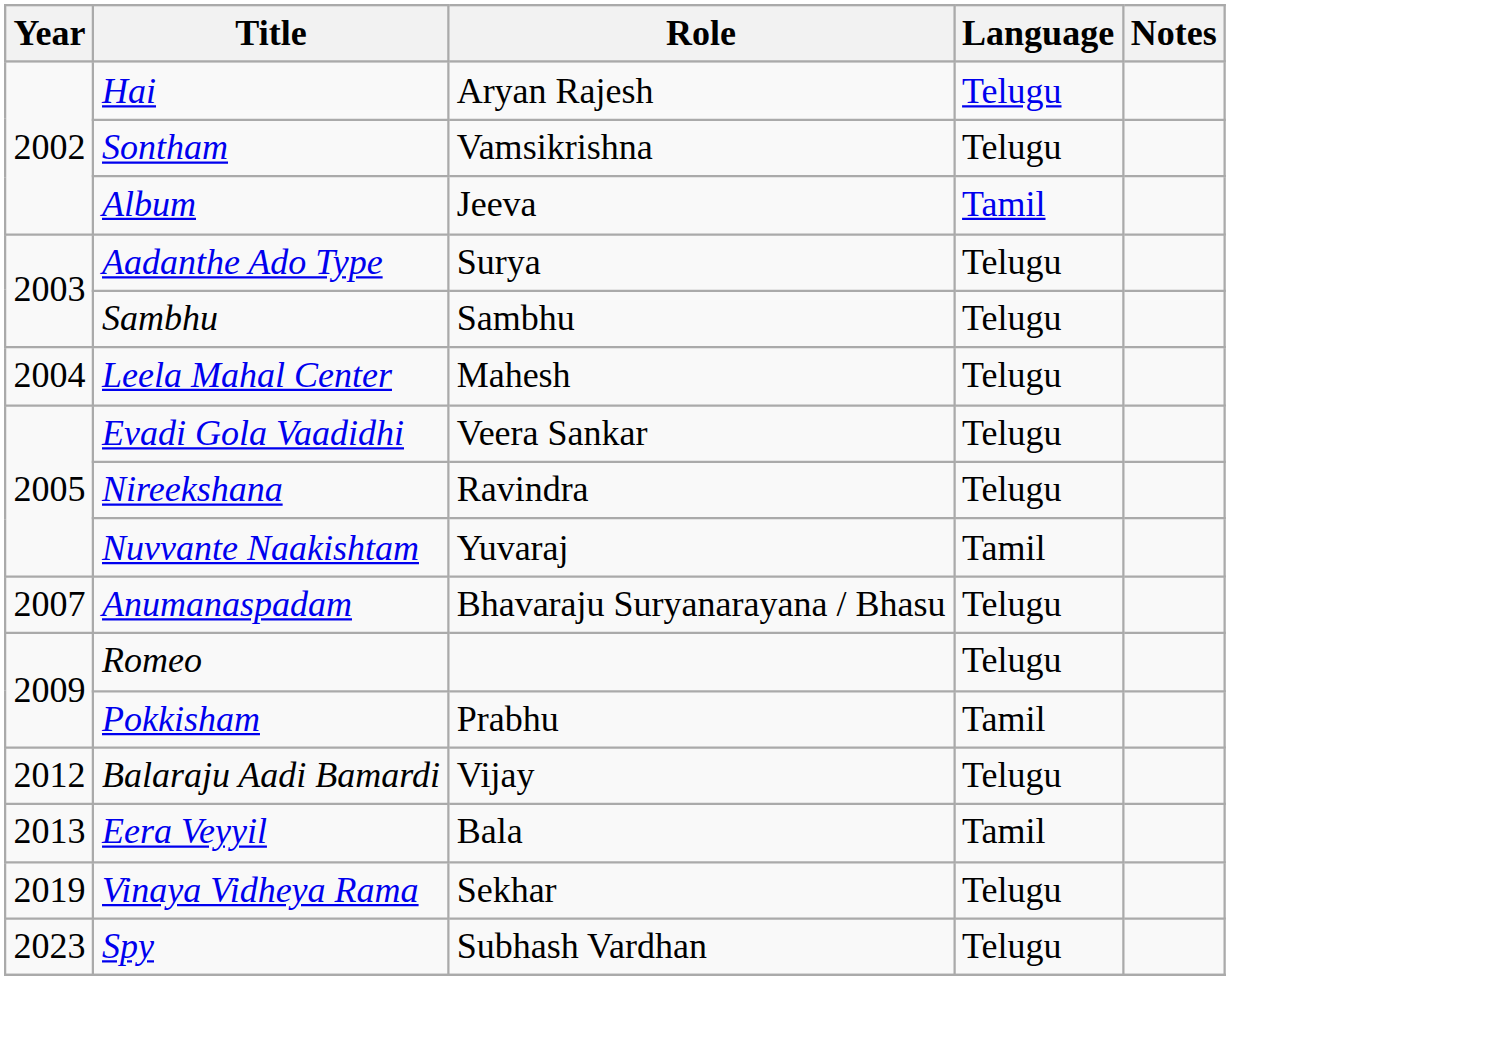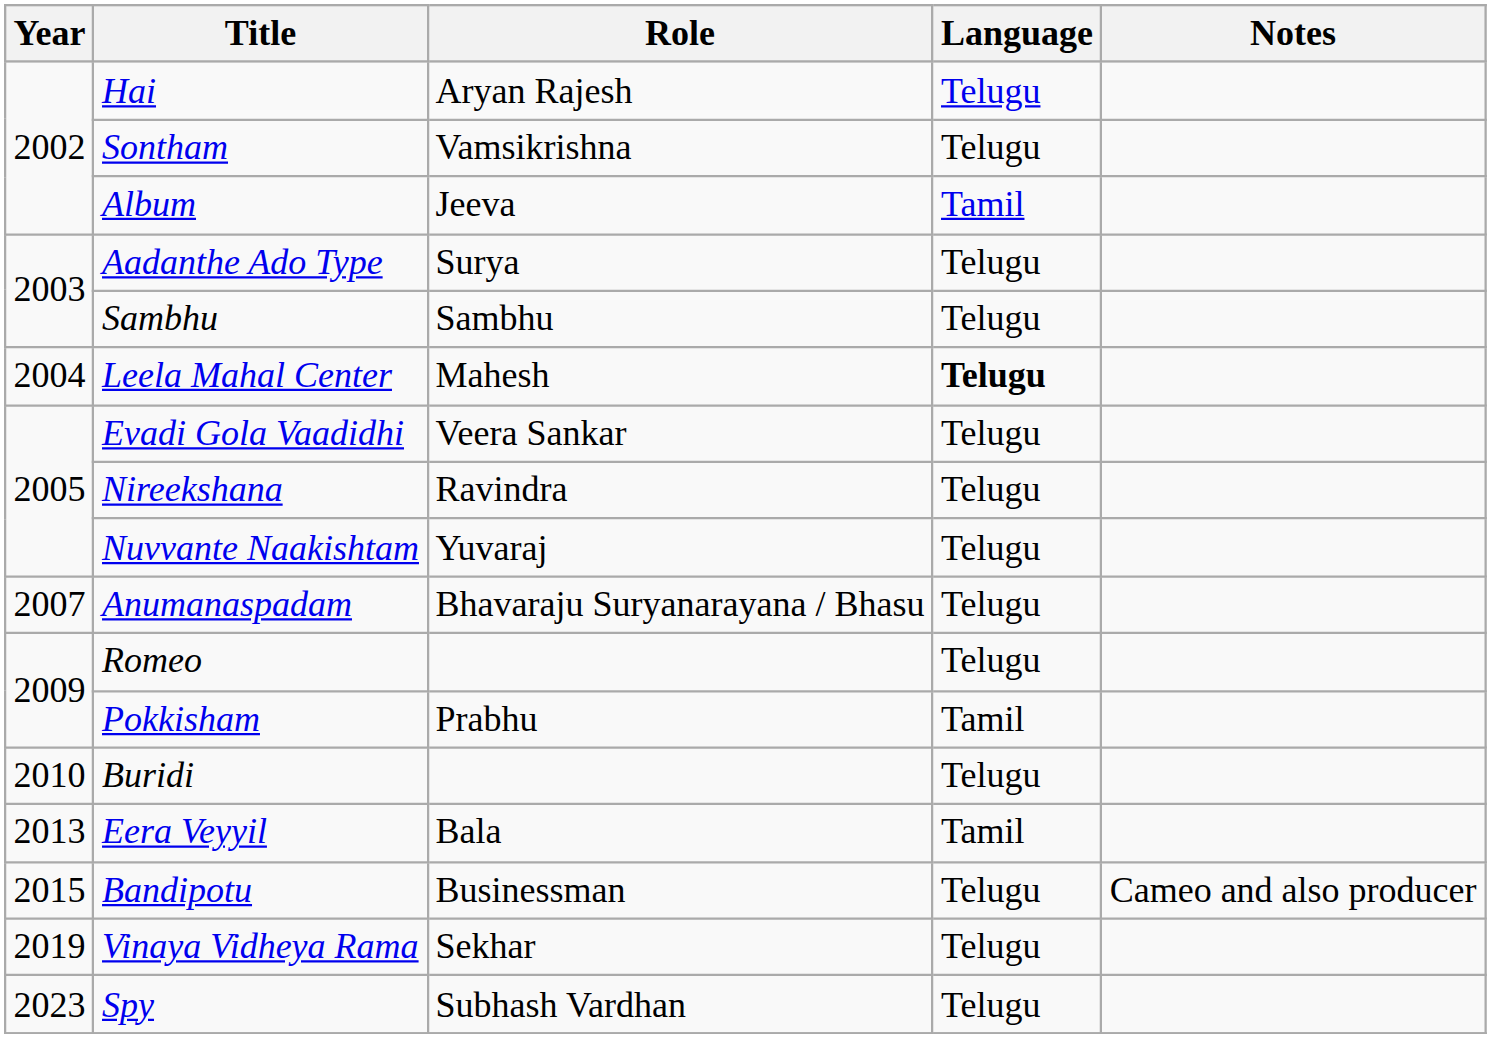(1012, 375) normal -> (993, 375) bold
(1004, 546) Tamil -> (991, 546) Telugu
+ row: (148, 775)
- row: (271, 775)
+ row: (177, 889)
